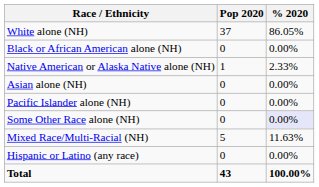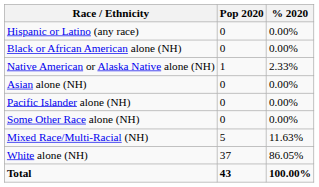rows swapped: (47, 31) <-> (73, 155)
(283, 119) lavender background -> (283, 119) no background
